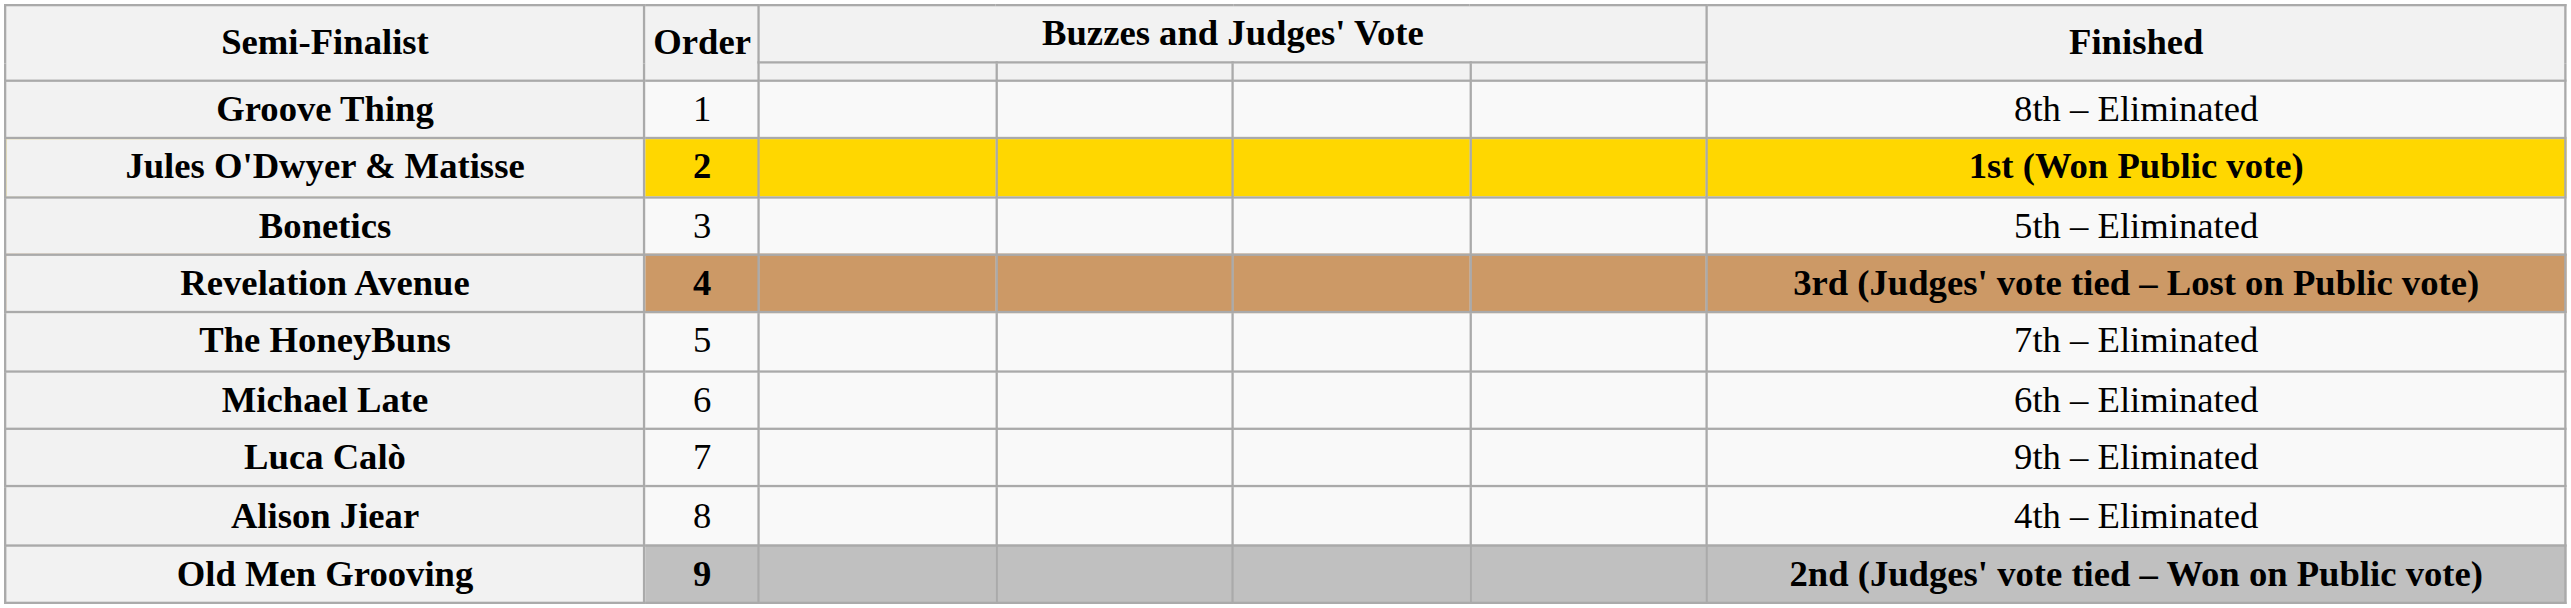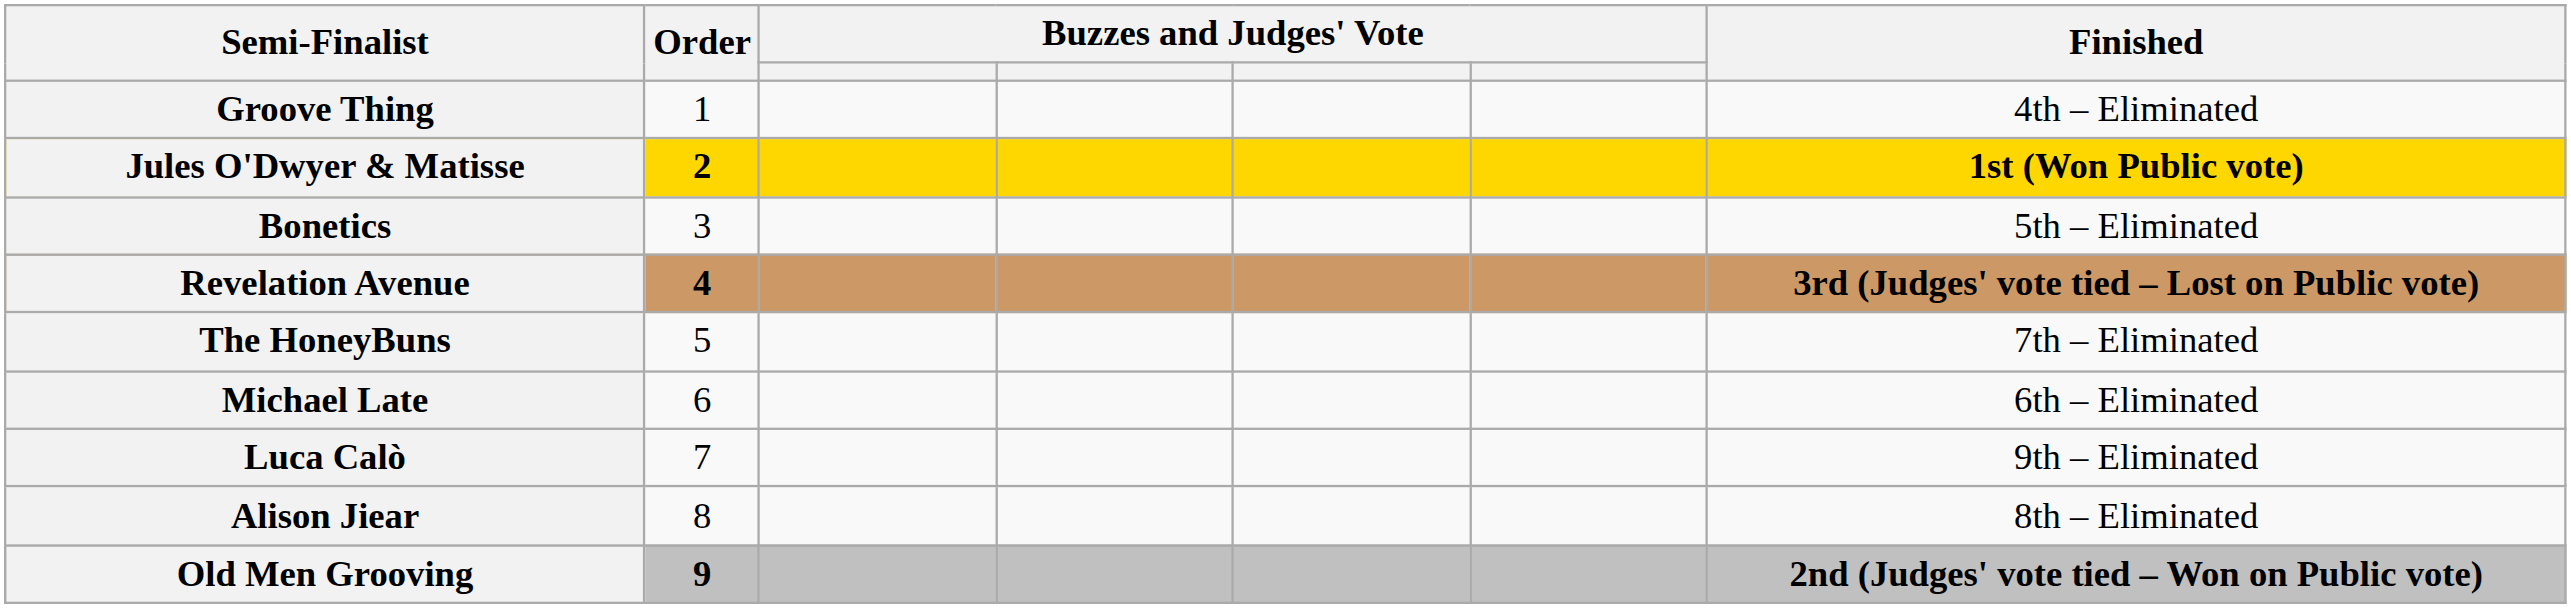(2136, 108) 8th – Eliminated -> (2136, 108) 4th – Eliminated
(2136, 515) 4th – Eliminated -> (2136, 515) 8th – Eliminated
